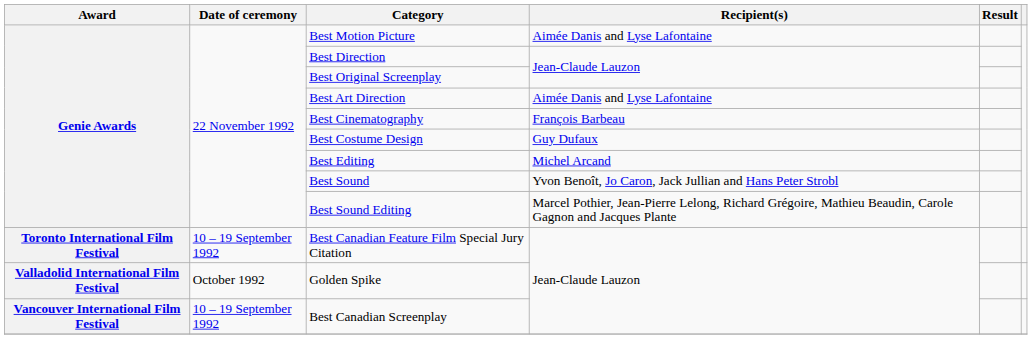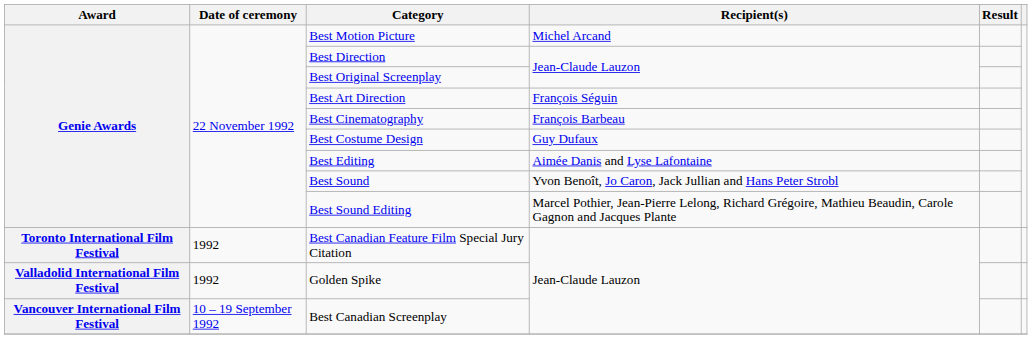(622, 35) Aimée Danis and Lyse Lafontaine -> (572, 35) Michel Arcand
(622, 98) Aimée Danis and Lyse Lafontaine -> (575, 98) François Séguin
(572, 160) Michel Arcand -> (622, 160) Aimée Danis and Lyse Lafontaine
(242, 245) 10 – 19 September 1992 -> (206, 245) 1992
(229, 280) October 1992 -> (206, 280) 1992
